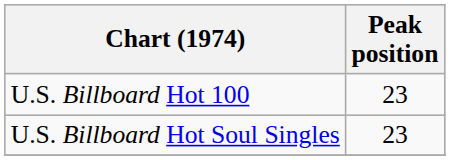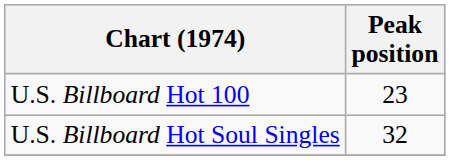(395, 134) 23 -> (395, 134) 32
